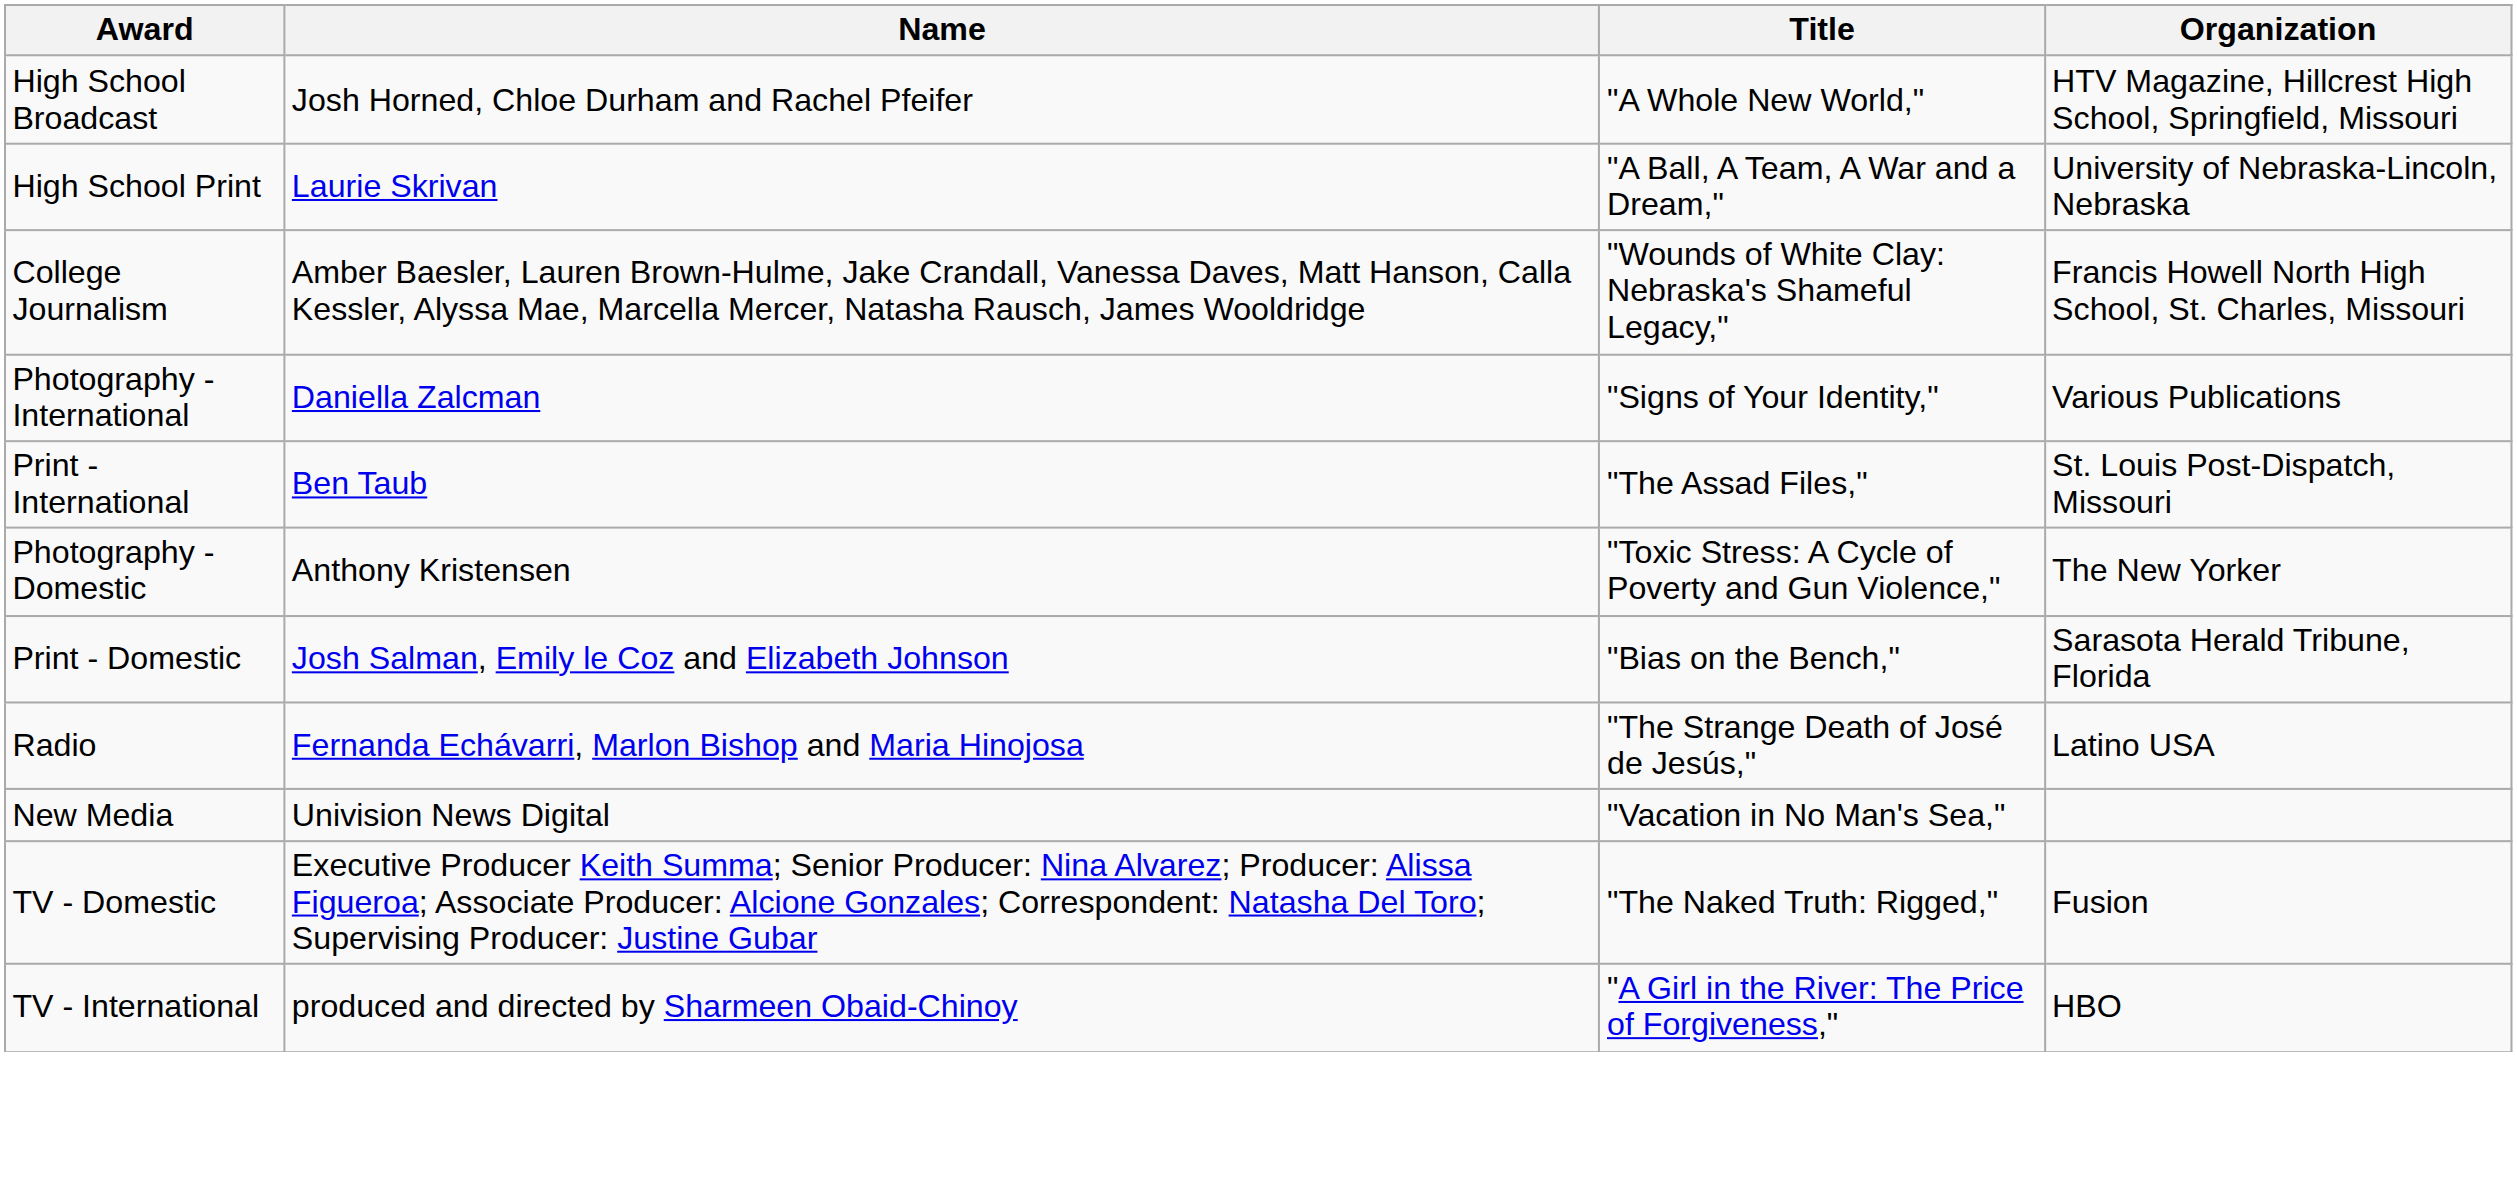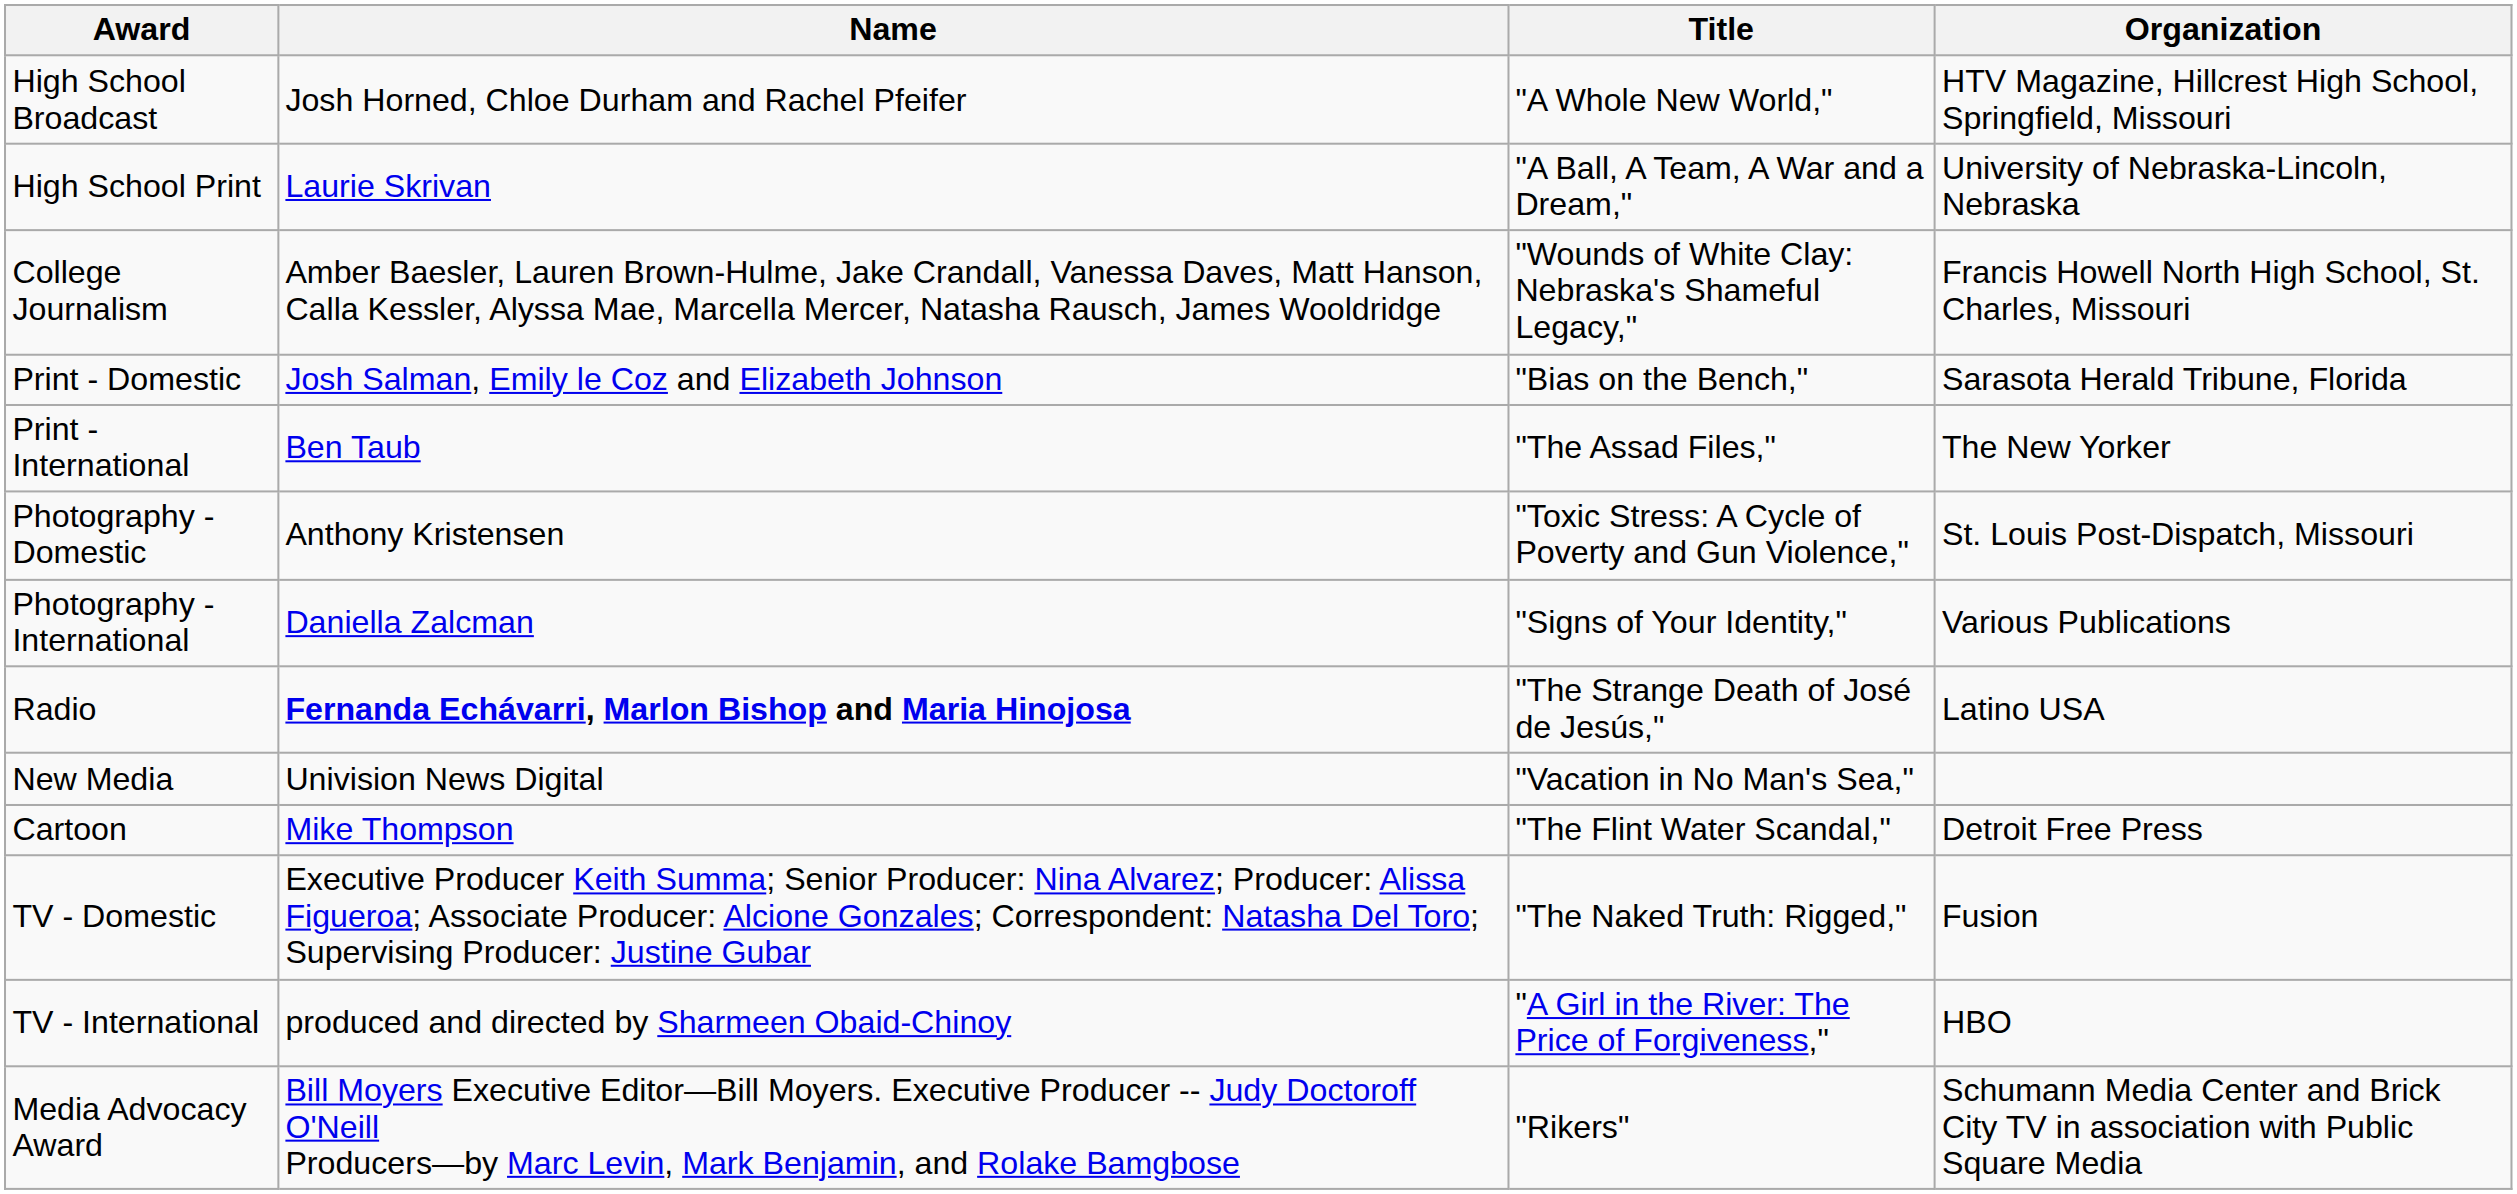rows swapped: (127, 658) <-> (113, 396)
(2224, 484) St. Louis Post-Dispatch, Missouri -> (2056, 447) The New Yorker
(2167, 571) The New Yorker -> (2178, 535) St. Louis Post-Dispatch, Missouri
(688, 745) normal -> (708, 709) bold
+ row: (70, 829)
+ row: (130, 1127)
